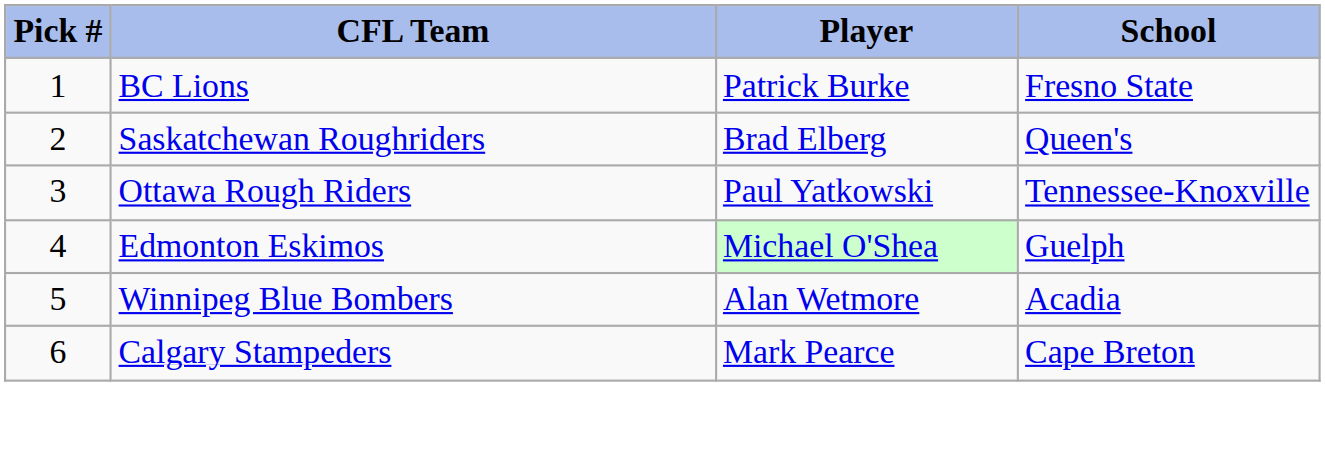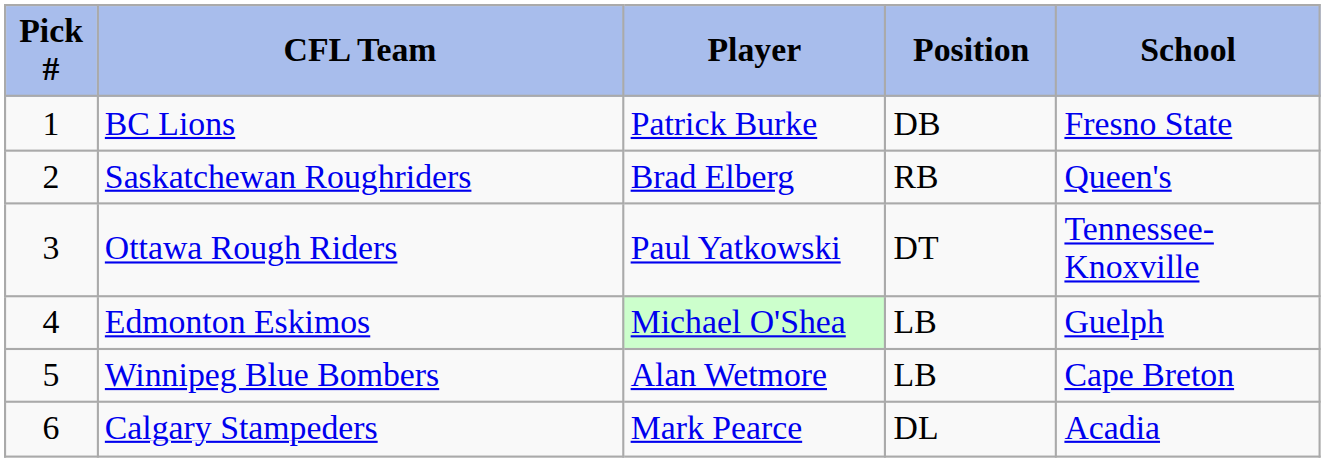+ column: (971, 50)
(1073, 298) Acadia -> (1149, 374) Cape Breton
(1110, 352) Cape Breton -> (1112, 428) Acadia
